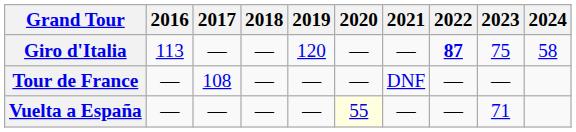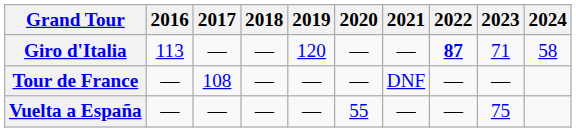(501, 50) 75 -> (501, 50) 71
(359, 111) lightyellow background -> (359, 111) no background
(501, 111) 71 -> (501, 111) 75
